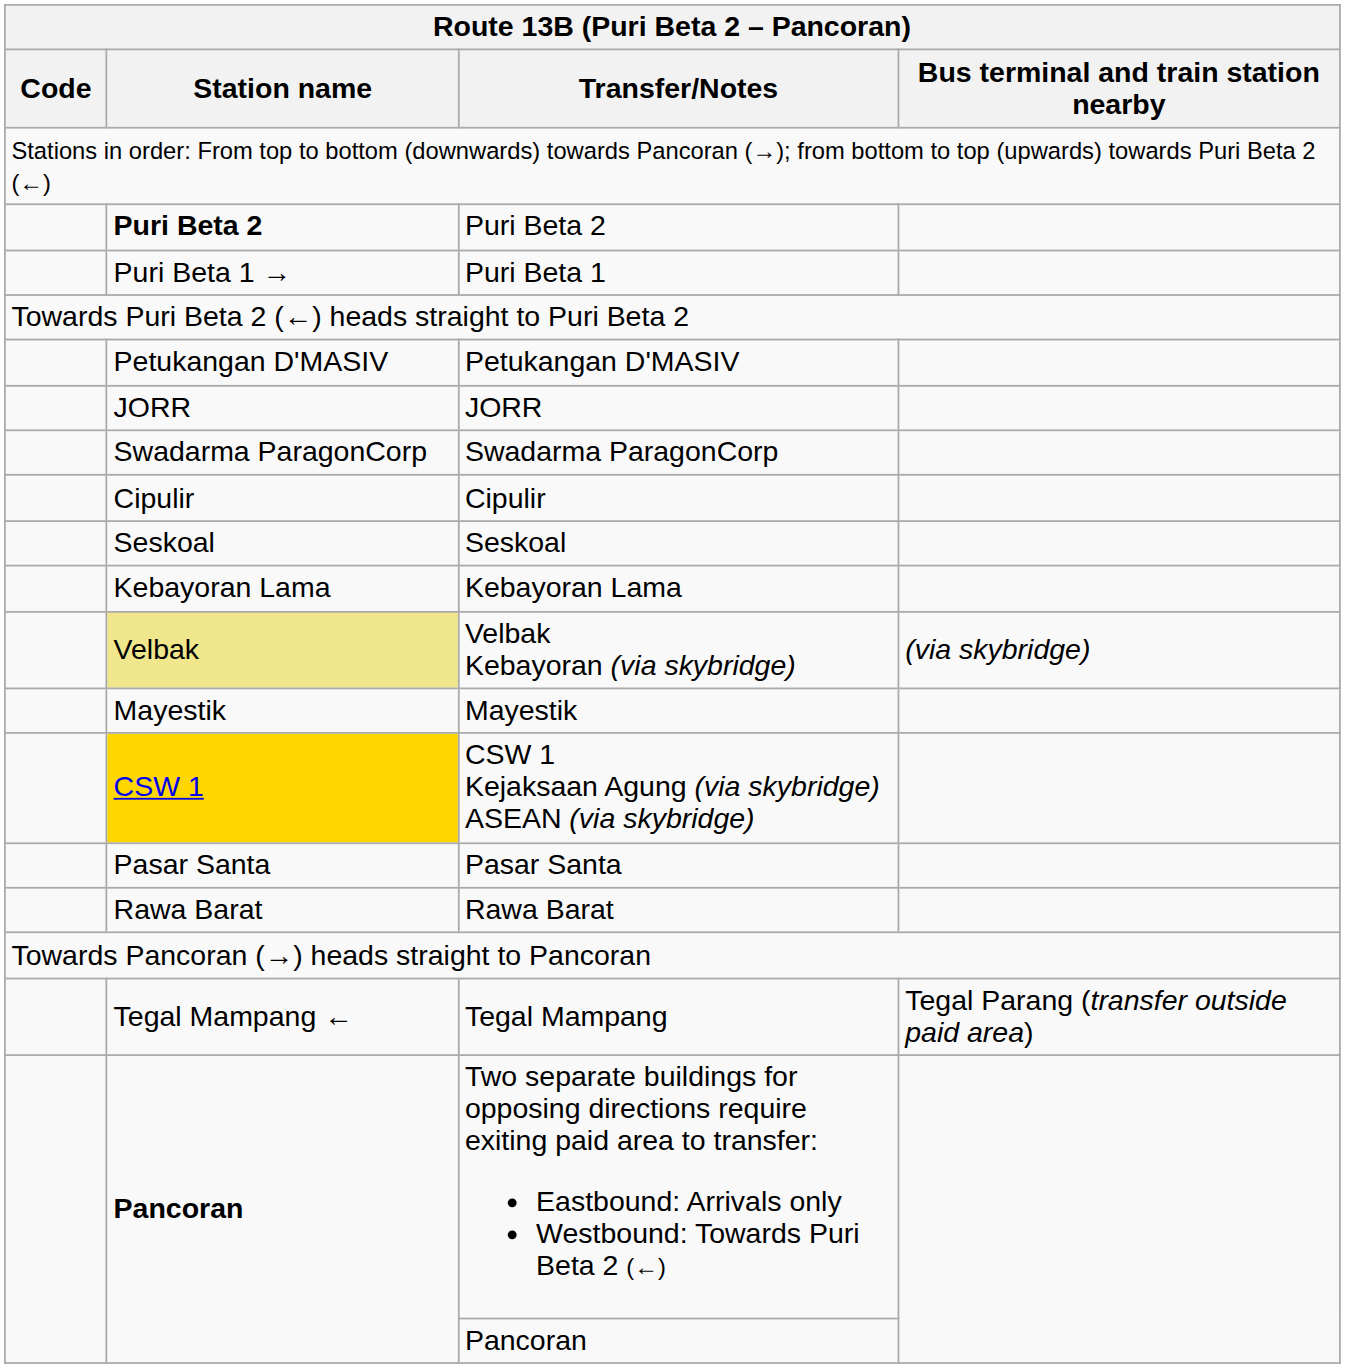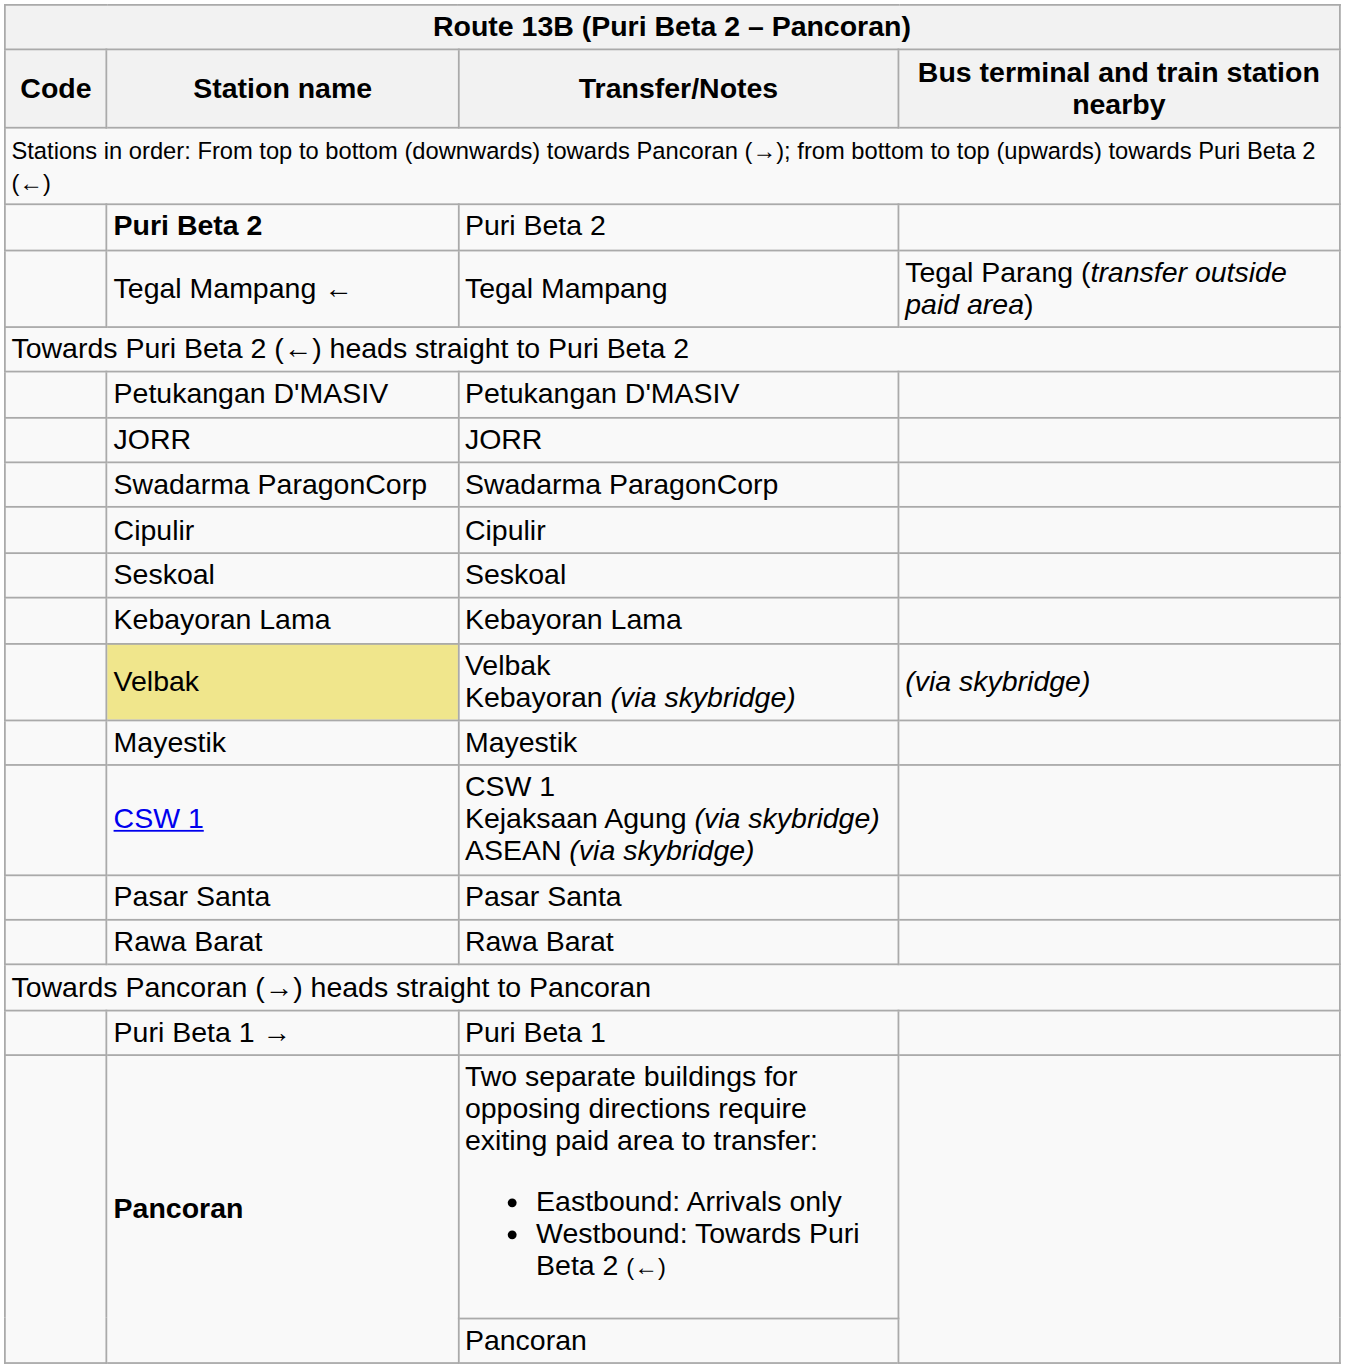rows swapped: (535, 271) <-> (566, 1016)
(159, 787) gold background -> (159, 819) no background
